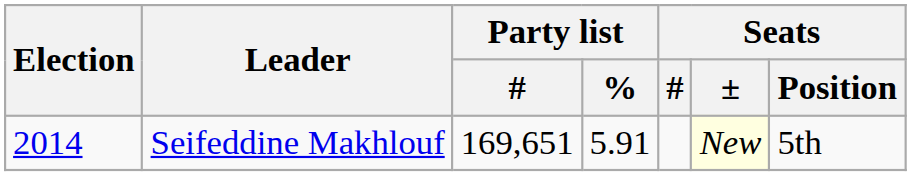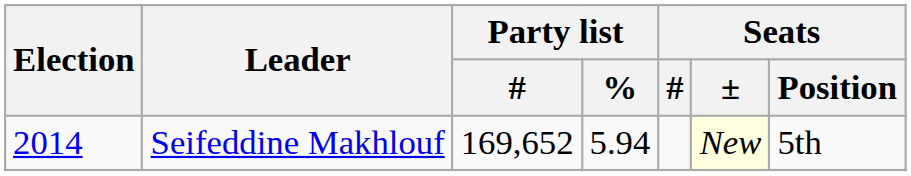(517, 142) 169,651 -> (517, 142) 169,652
(620, 142) 5.91 -> (620, 142) 5.94
